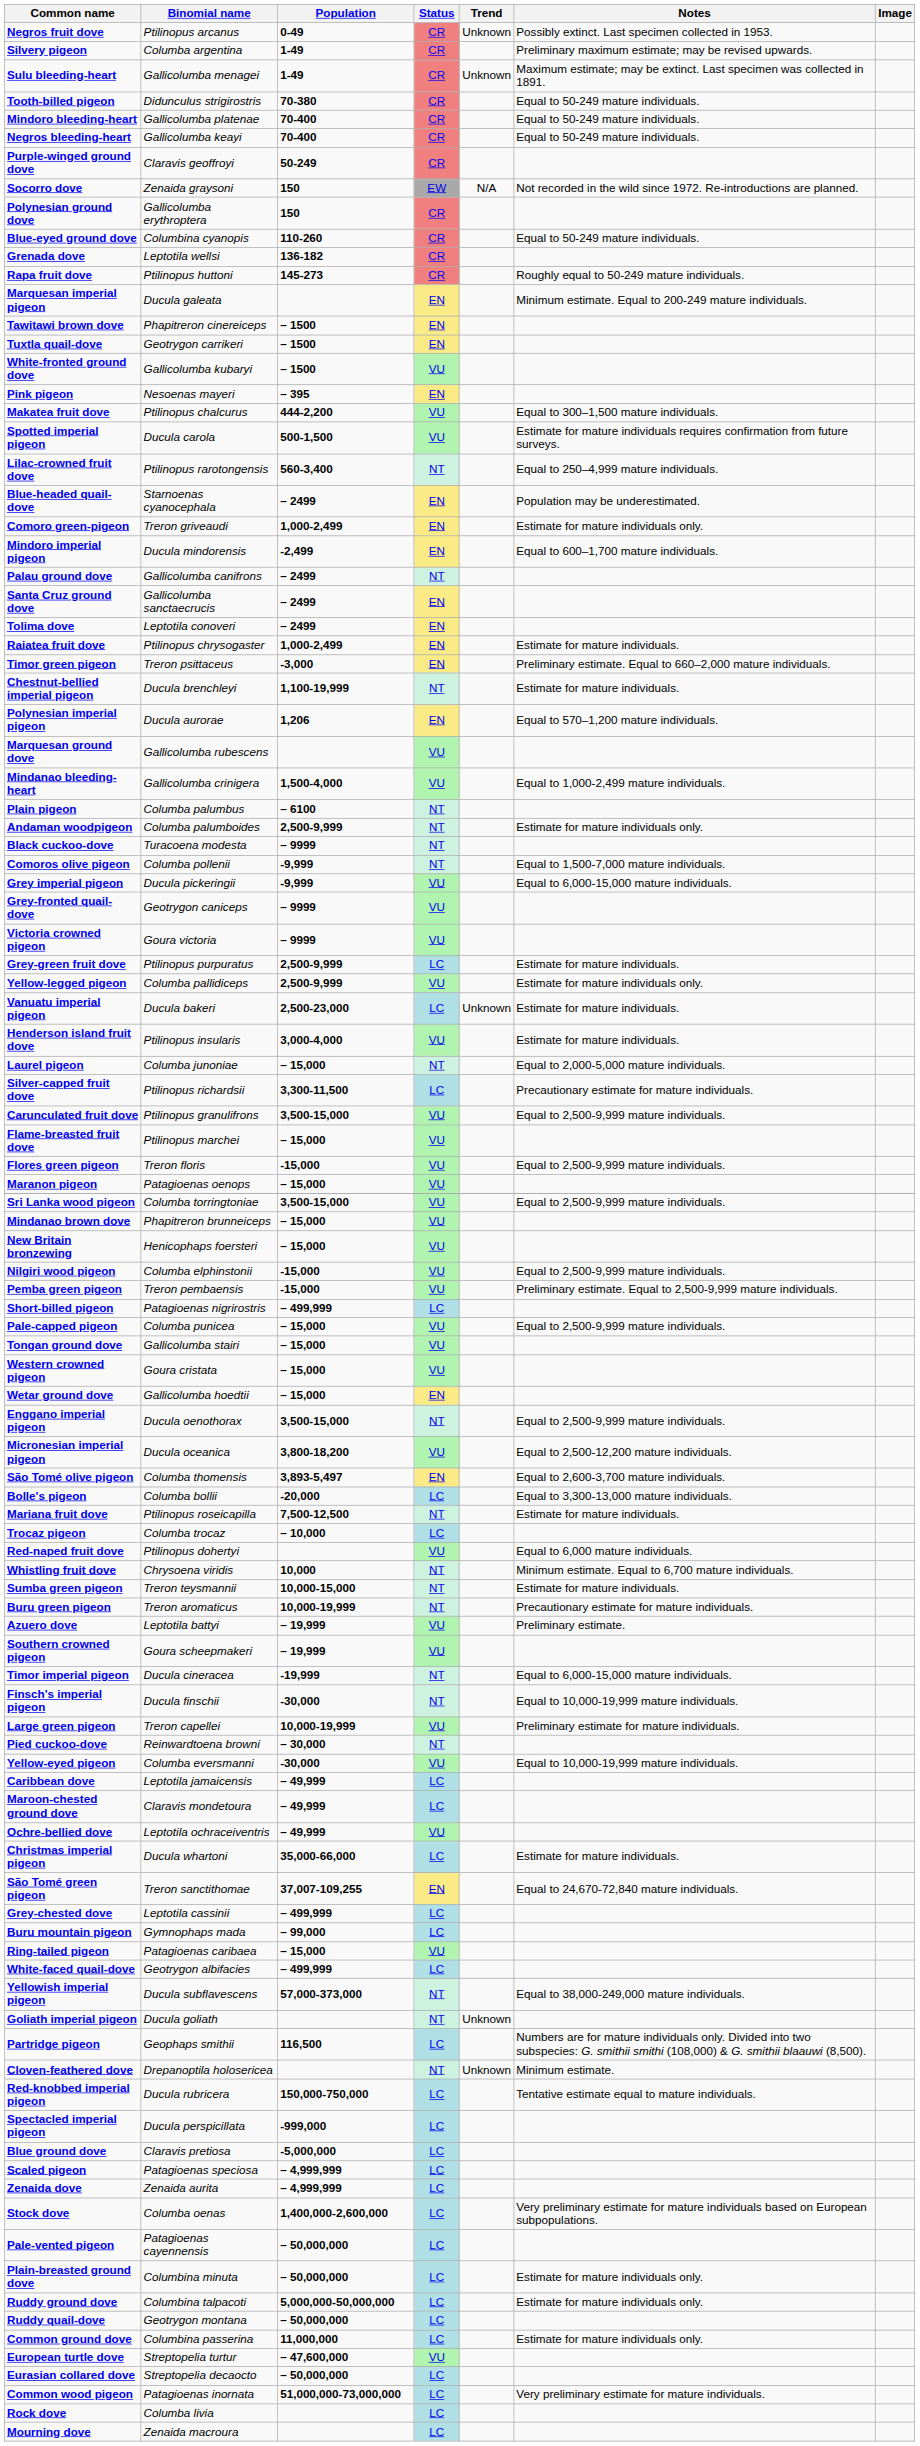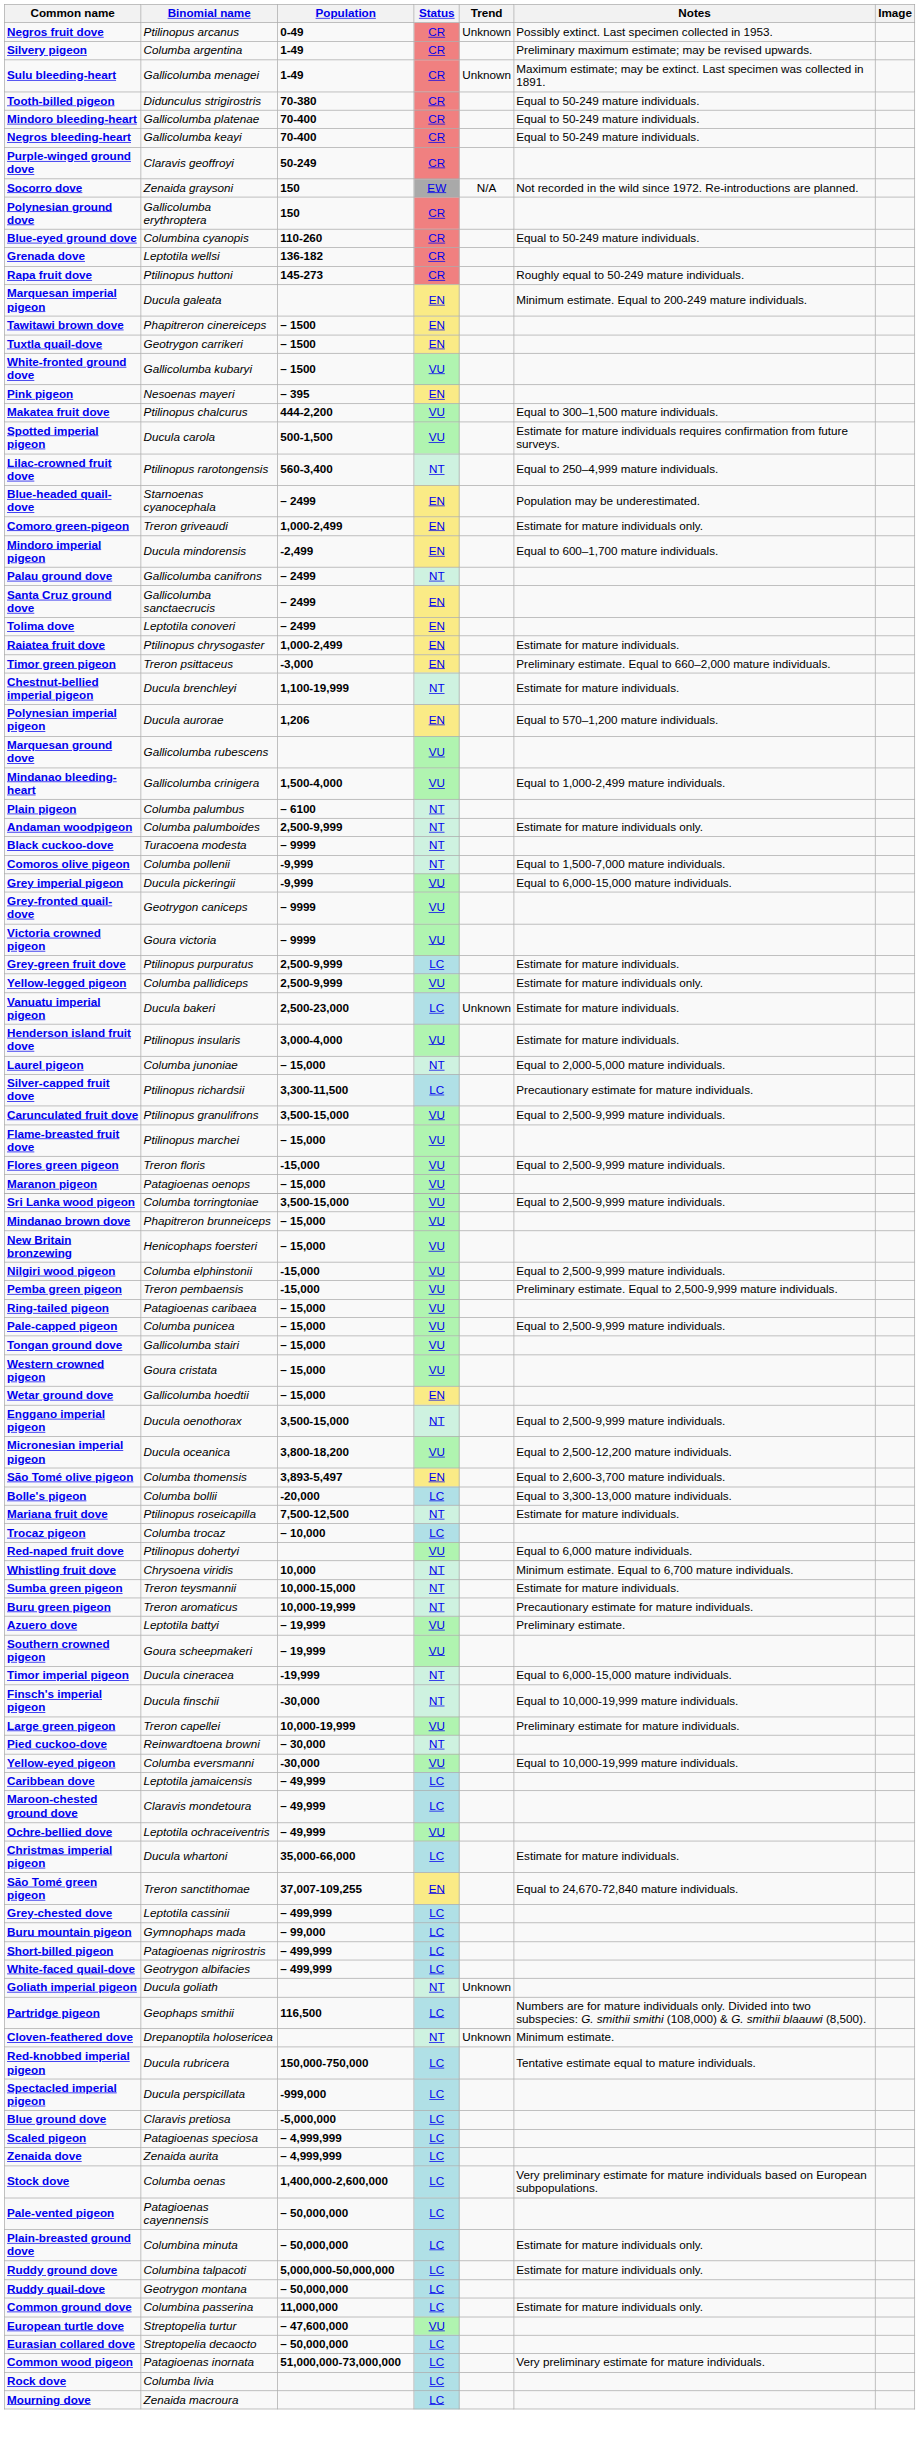rows swapped: (58, 1950) <-> (60, 1308)
- row: (58, 1994)
